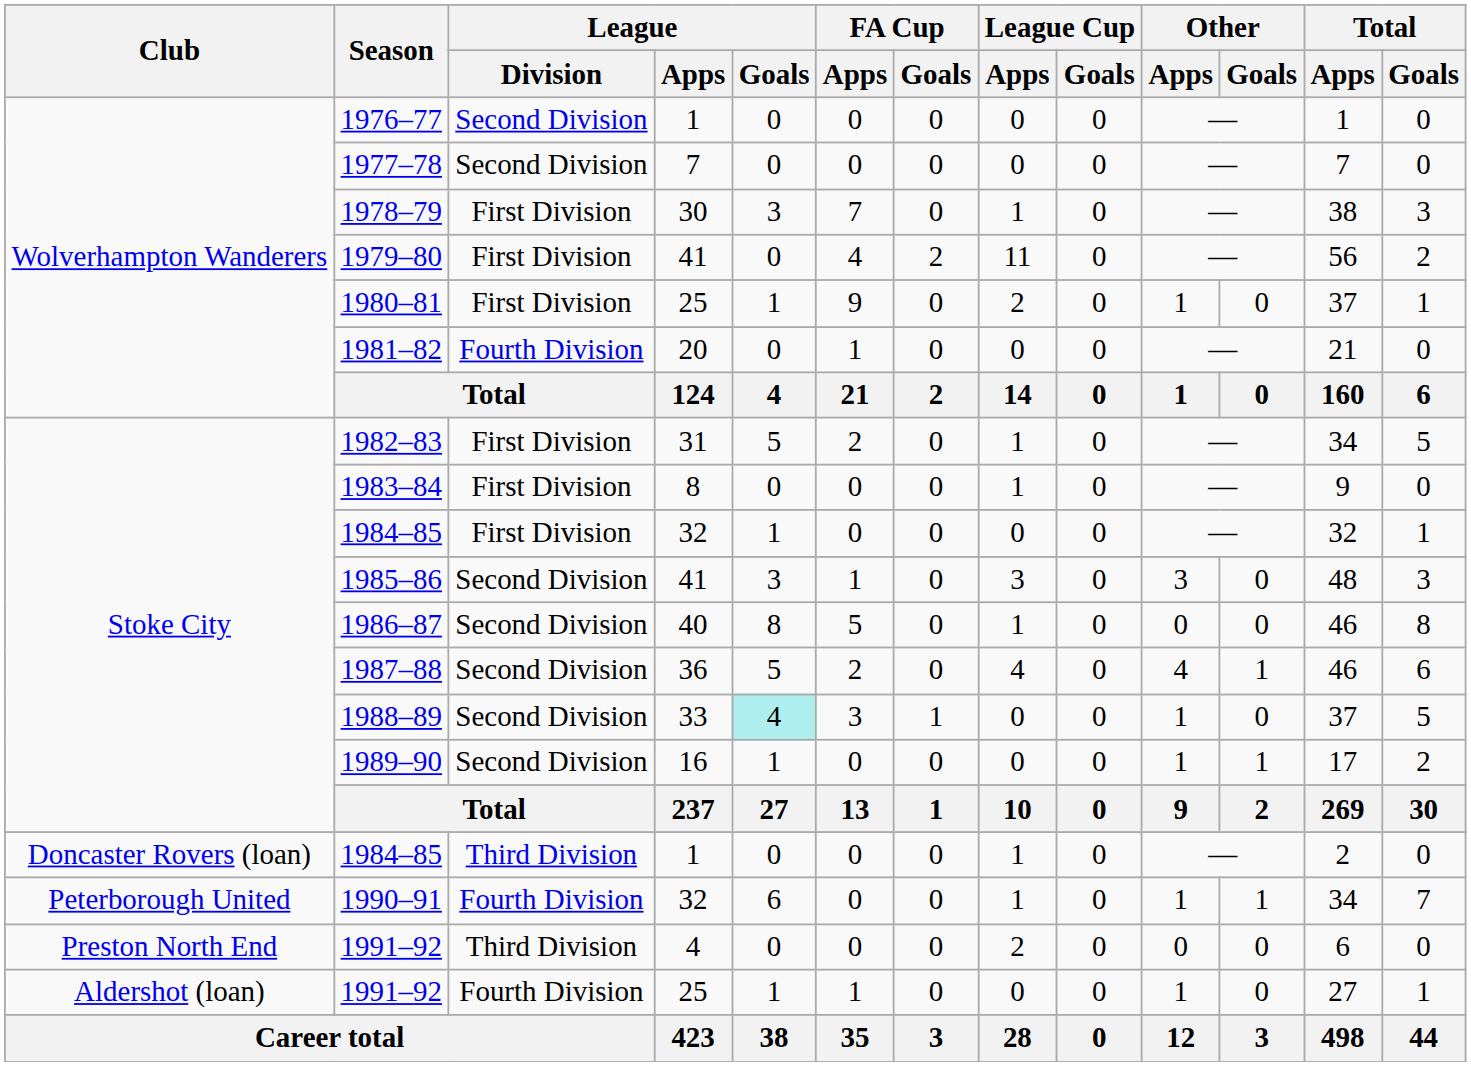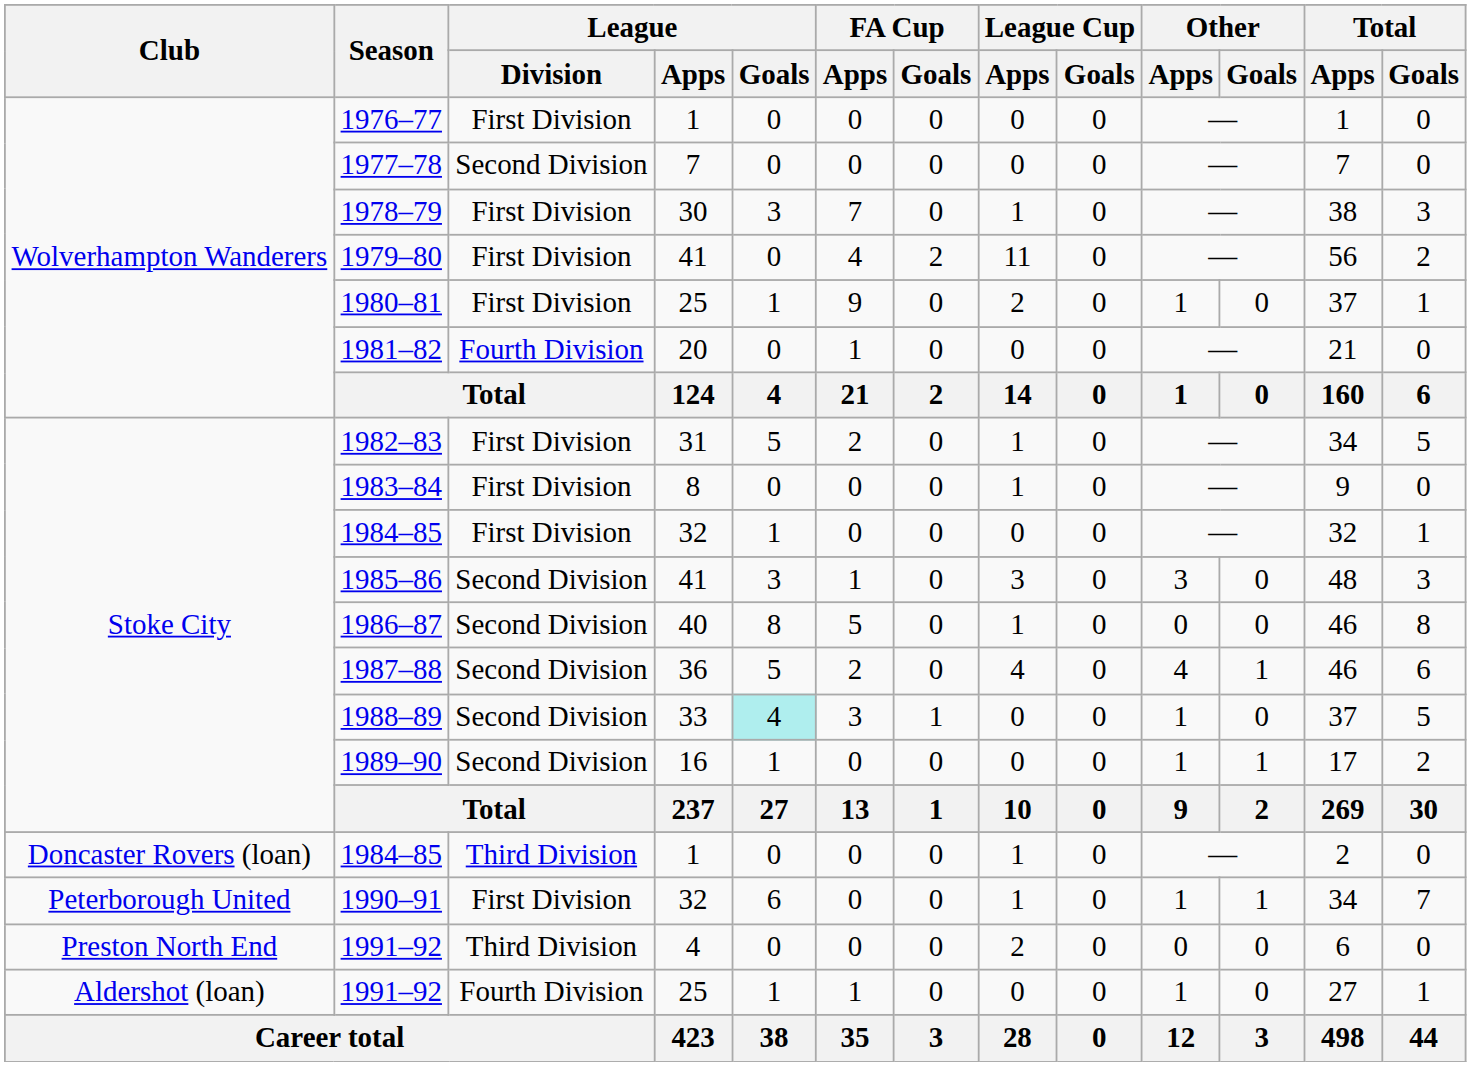(551, 119) Second Division -> (551, 119) First Division
(551, 900) Fourth Division -> (551, 900) First Division
